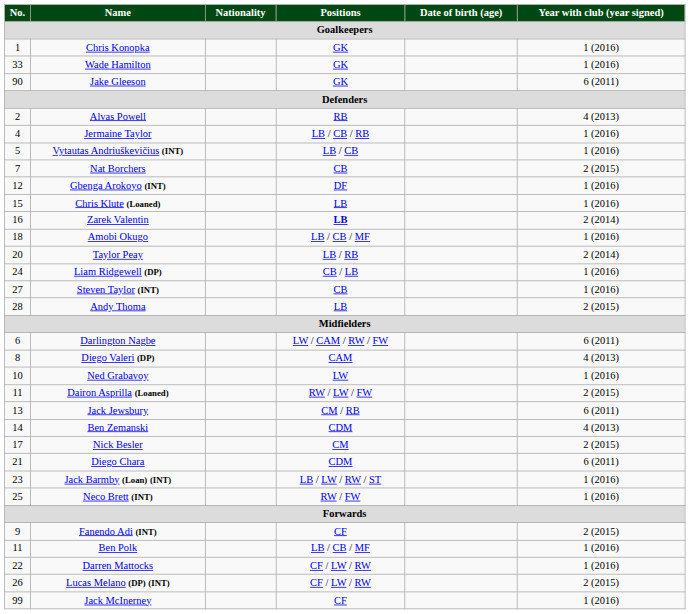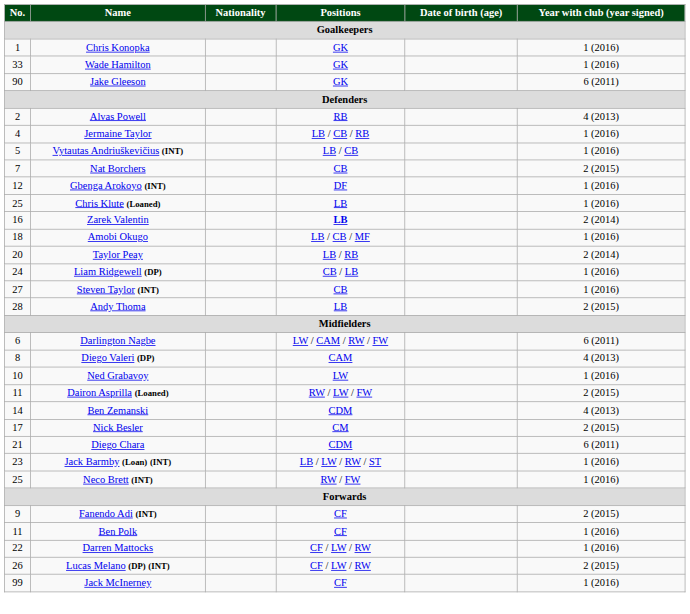(17, 202) 15 -> (17, 202) 25
- row: (118, 410)
(340, 548) LB / CB / MF -> (340, 531) CF
